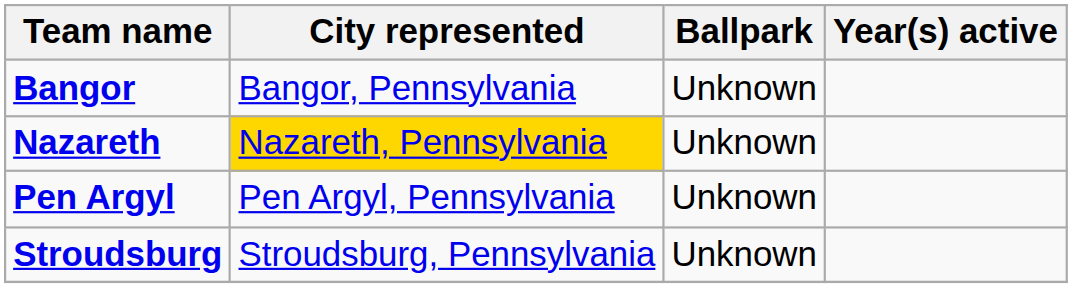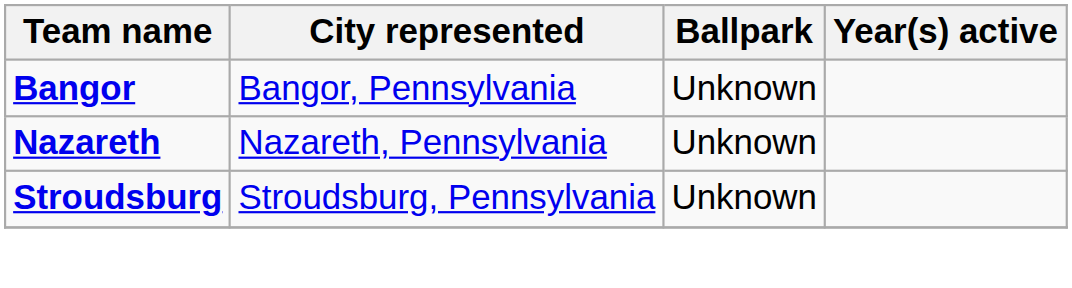(423, 142) gold background -> (423, 142) no background
- row: (94, 198)
